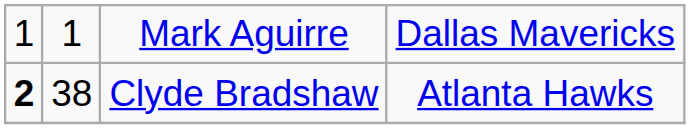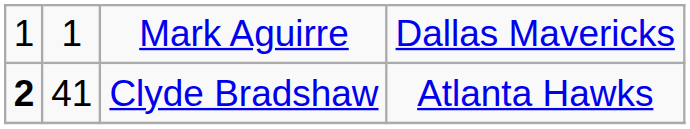(72, 92) 38 -> (72, 92) 41
